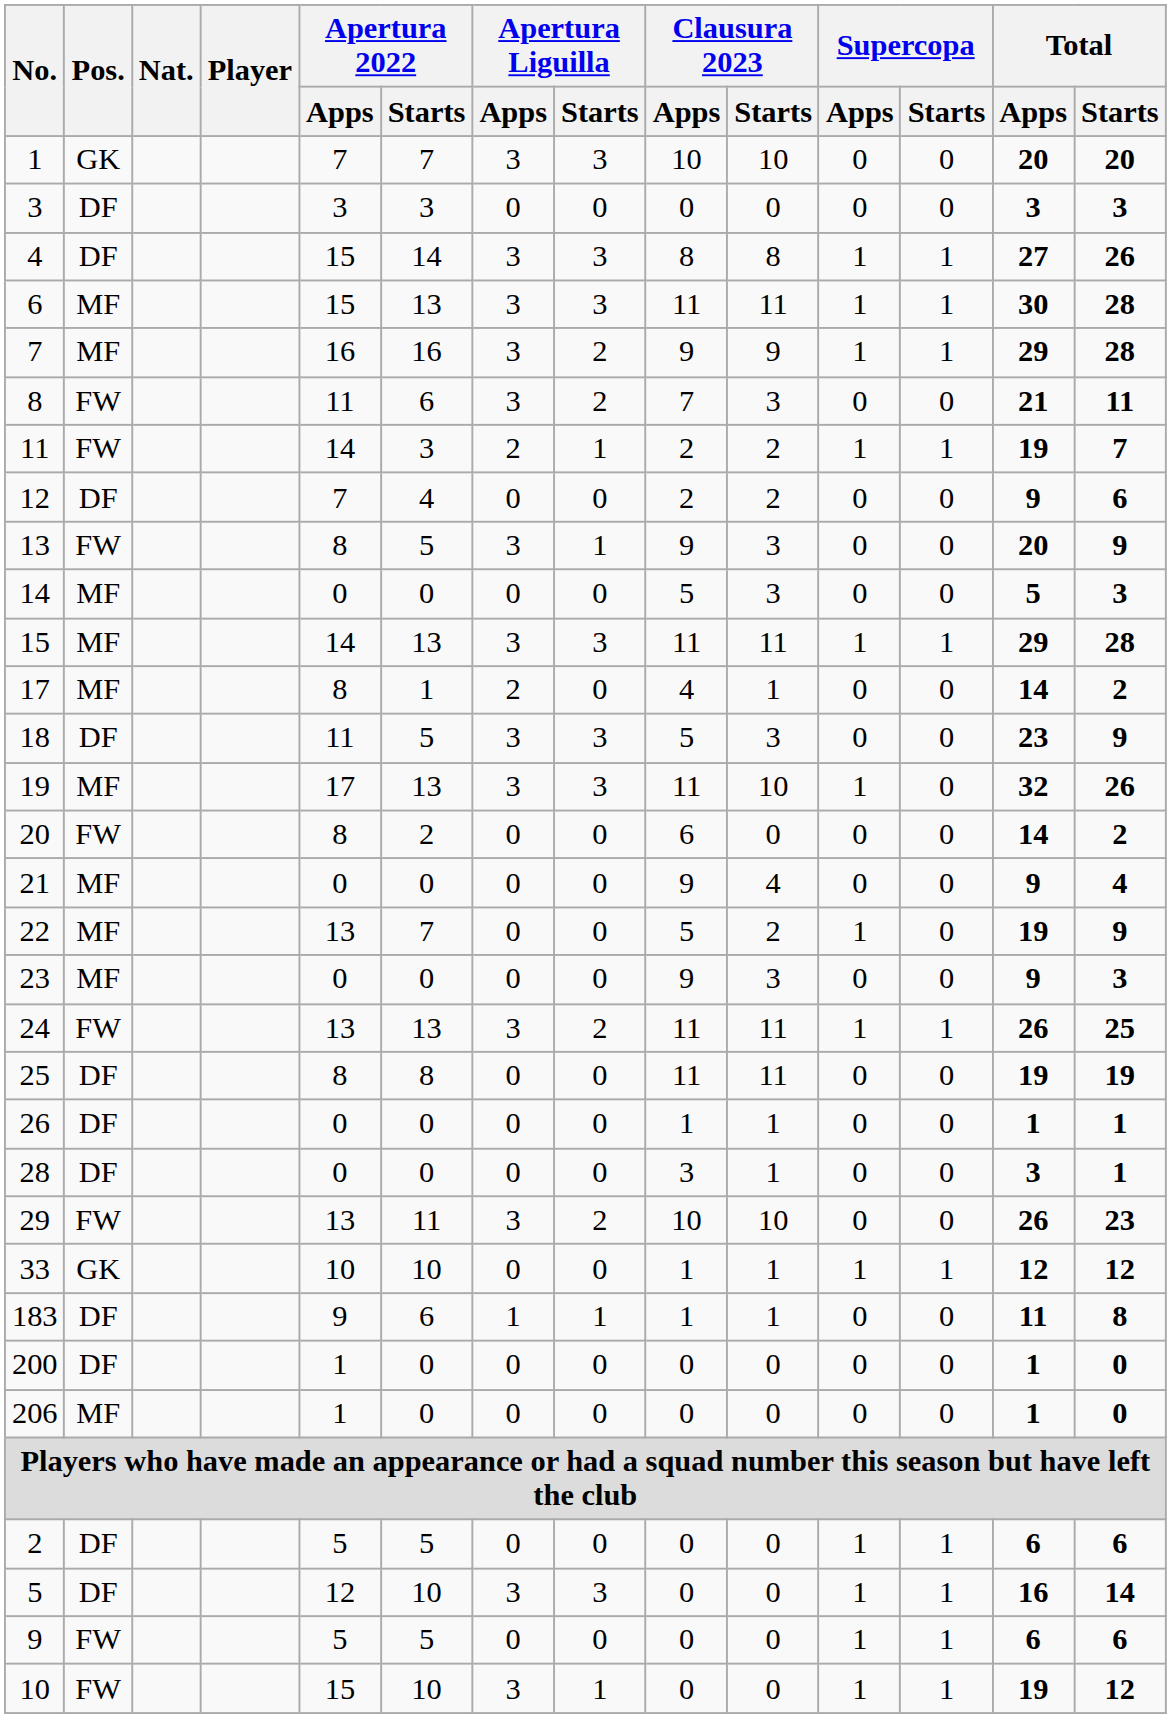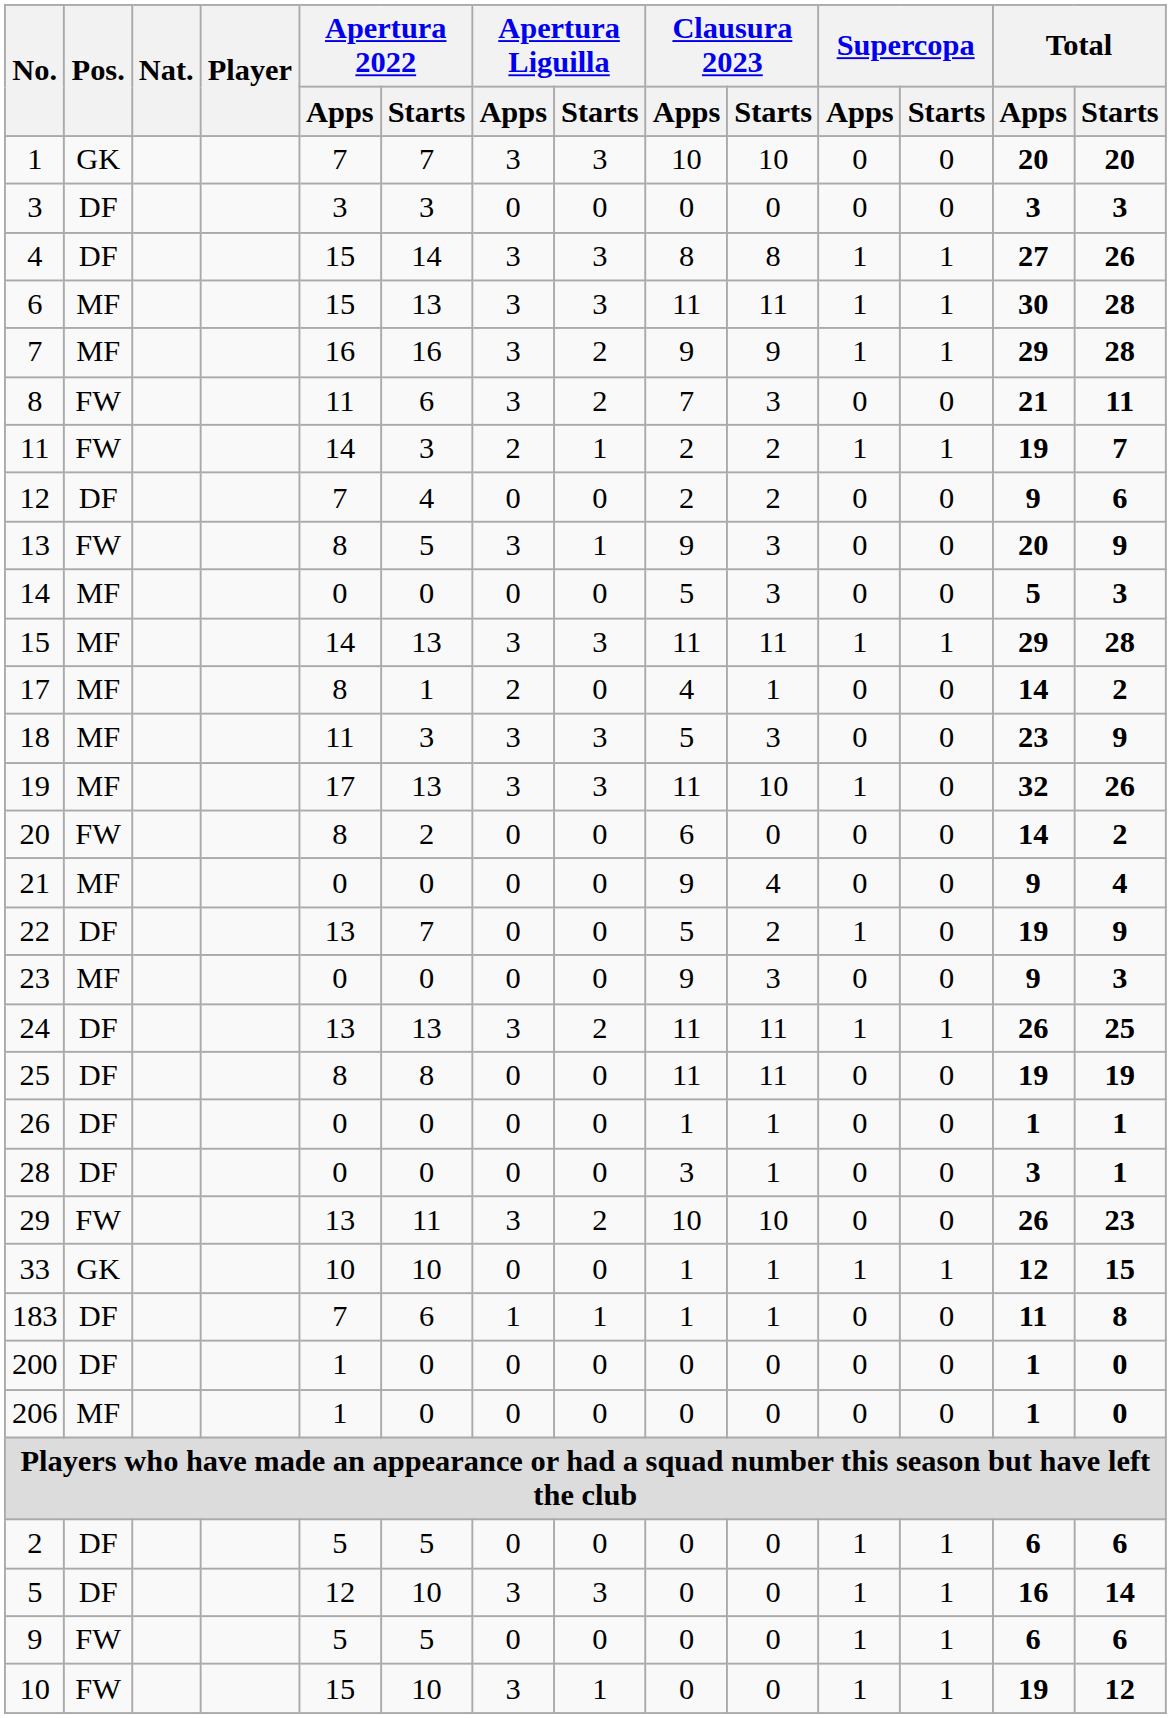(98, 737) DF -> (98, 737) MF
(427, 737) 5 -> (427, 737) 3
(98, 930) MF -> (98, 930) DF
(98, 1027) FW -> (98, 1027) DF
(1120, 1268) 12 -> (1120, 1268) 15
(340, 1316) 9 -> (340, 1316) 7
